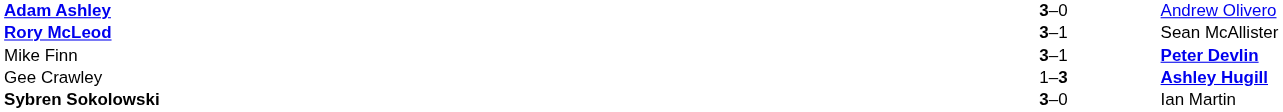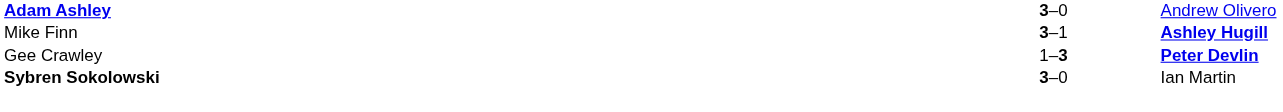- row: (58, 33)
(1210, 55) Peter Devlin -> (1214, 33) Ashley Hugill
(1214, 77) Ashley Hugill -> (1210, 55) Peter Devlin
